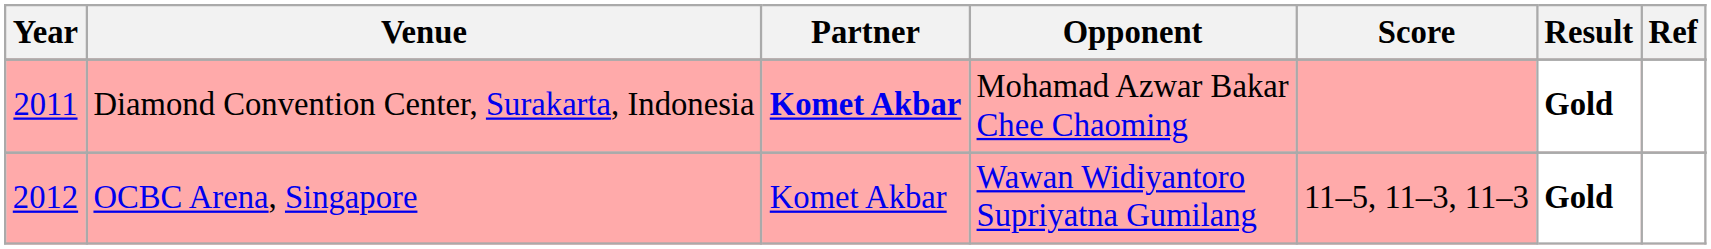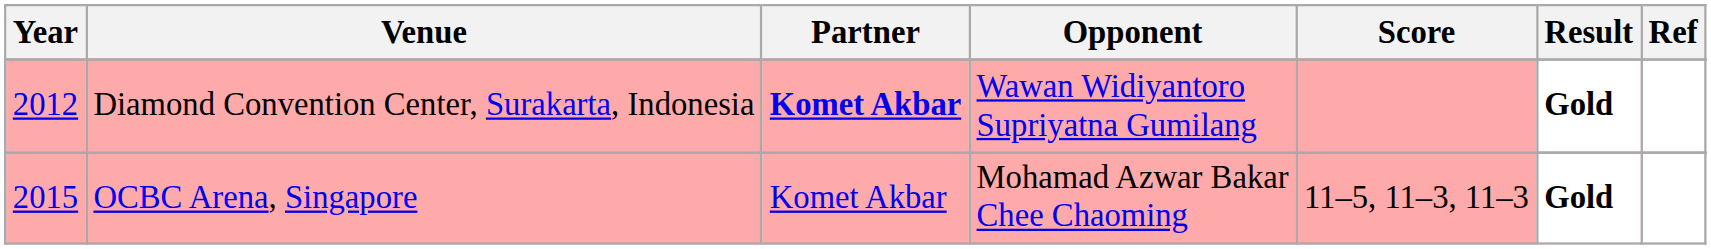(45, 105) 2011 -> (45, 105) 2012
(1133, 105) Mohamad Azwar Bakar Chee Chaoming -> (1117, 105) Wawan Widiyantoro Supriyatna Gumilang
(45, 197) 2012 -> (45, 197) 2015
(1117, 197) Wawan Widiyantoro Supriyatna Gumilang -> (1133, 197) Mohamad Azwar Bakar Chee Chaoming
